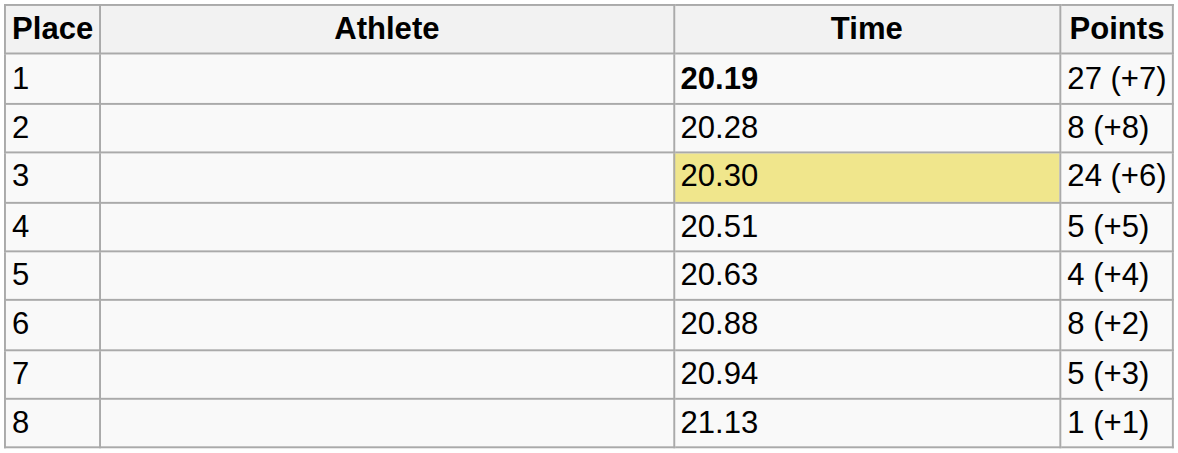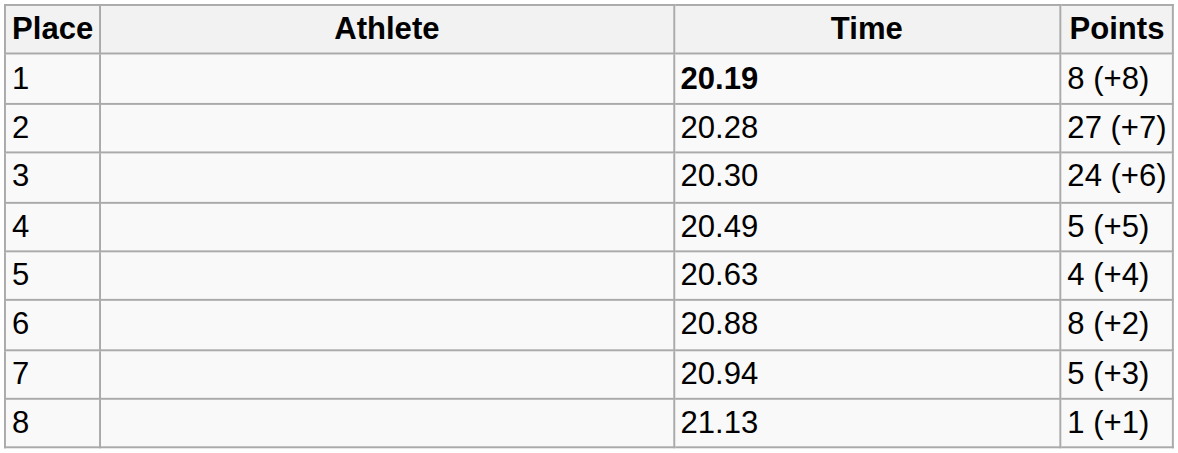(1117, 78) 27 (+7) -> (1108, 78) 8 (+8)
(1108, 127) 8 (+8) -> (1117, 127) 27 (+7)
(719, 176) khaki background -> (719, 176) no background
(719, 226) 20.51 -> (719, 226) 20.49
